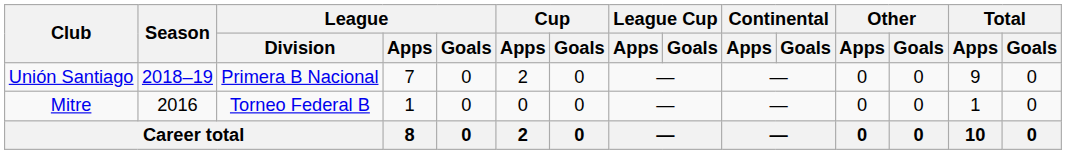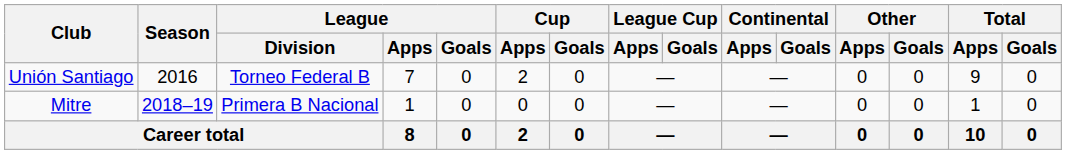(177, 76) 2018–19 -> (177, 76) 2016
(300, 76) Primera B Nacional -> (300, 76) Torneo Federal B
(177, 105) 2016 -> (177, 105) 2018–19
(300, 105) Torneo Federal B -> (300, 105) Primera B Nacional
